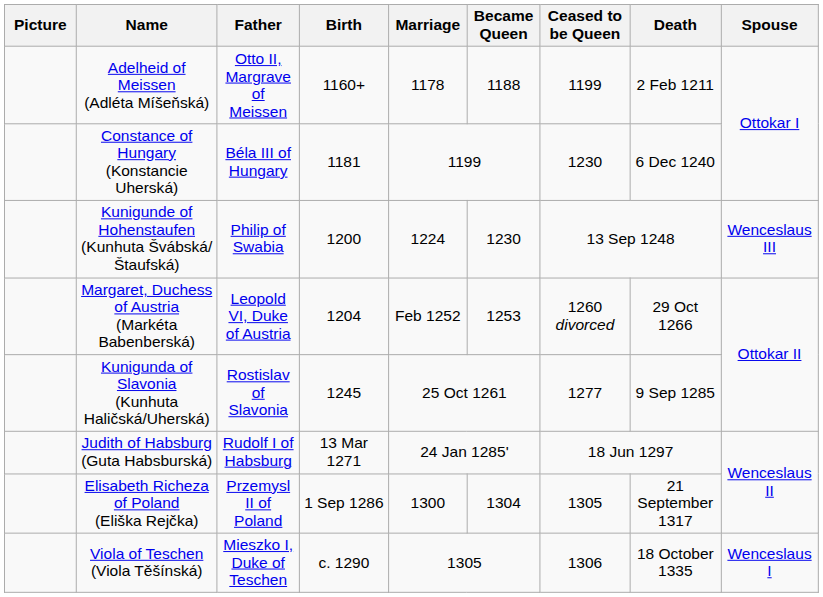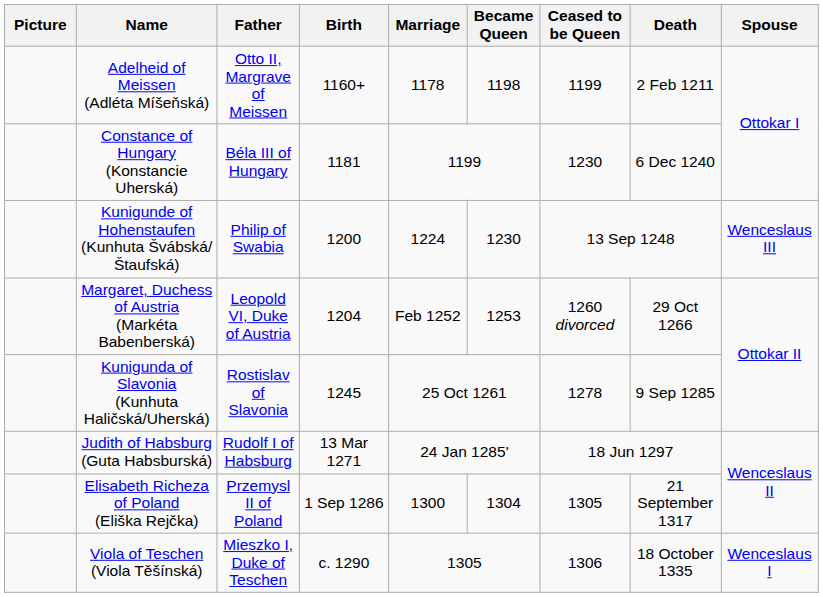(504, 85) 1188 -> (504, 85) 1198
(585, 393) 1277 -> (585, 393) 1278
